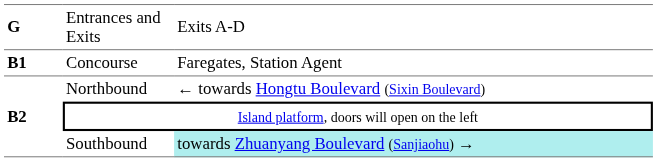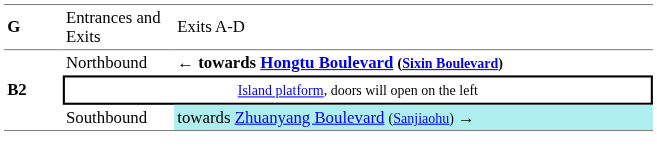- row: (102, 62)
(331, 89) normal -> (340, 62) bold
